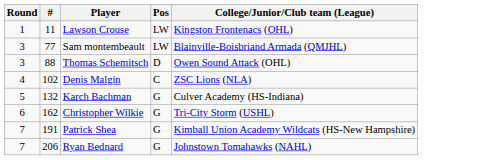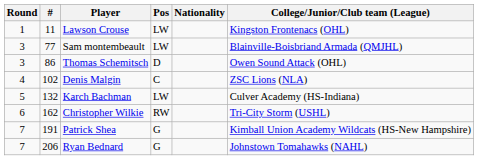+ column: (200, 12)
(50, 63) 88 -> (50, 63) 86
(157, 96) G -> (161, 96) LW
(157, 113) G -> (161, 113) RW
